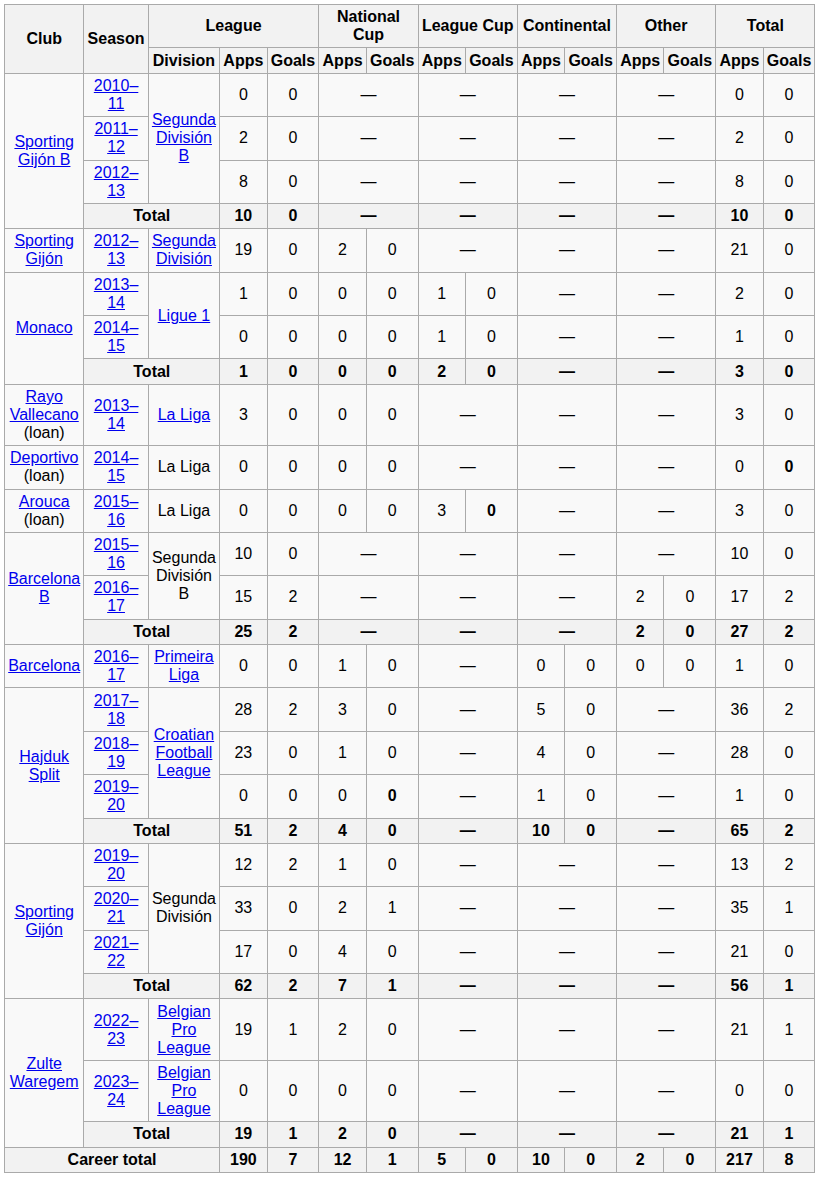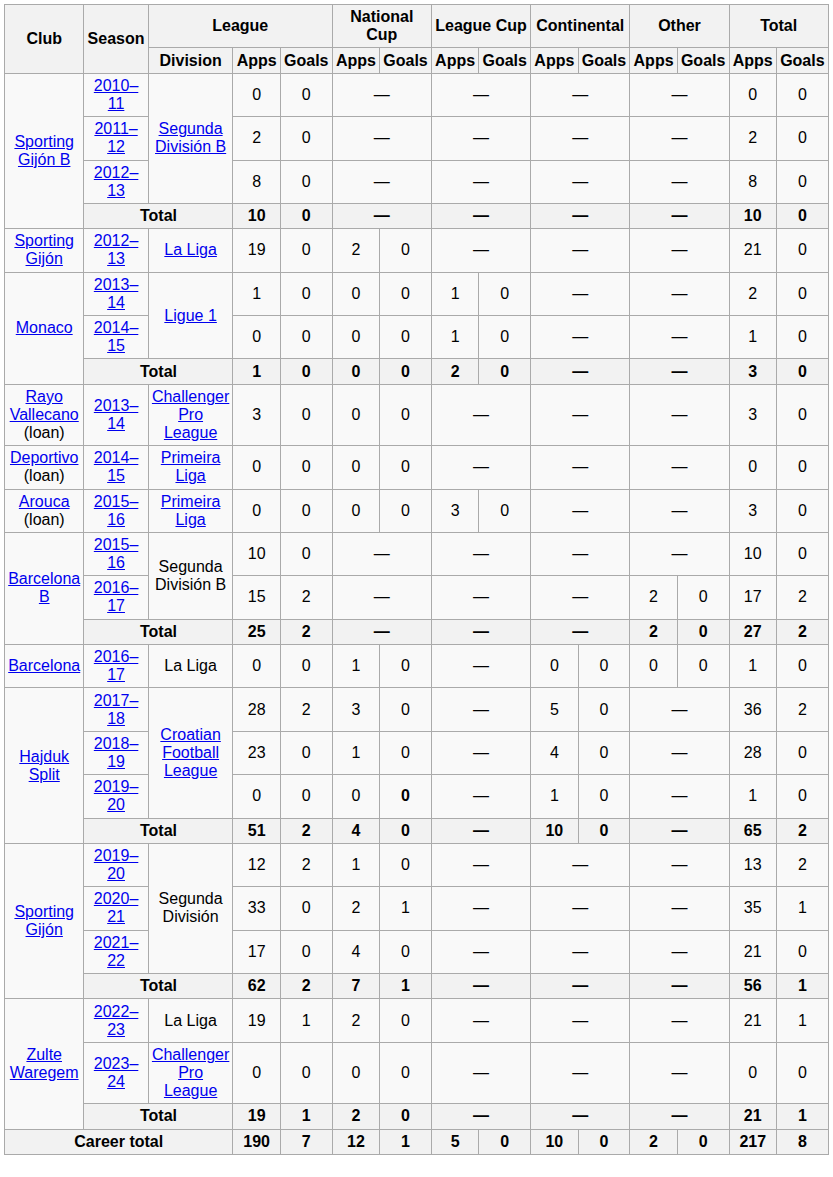(184, 250) Segunda División -> (191, 250) La Liga
(184, 414) La Liga -> (191, 414) Challenger Pro League
(184, 467) La Liga -> (191, 467) Primeira Liga
(789, 467) bold -> (802, 467) normal
(184, 510) La Liga -> (191, 510) Primeira Liga
(491, 510) bold -> (505, 510) normal
(184, 666) Primeira Liga -> (191, 666) La Liga
(184, 1029) Belgian Pro League -> (191, 1020) La Liga
(184, 1090) Belgian Pro League -> (191, 1072) Challenger Pro League
